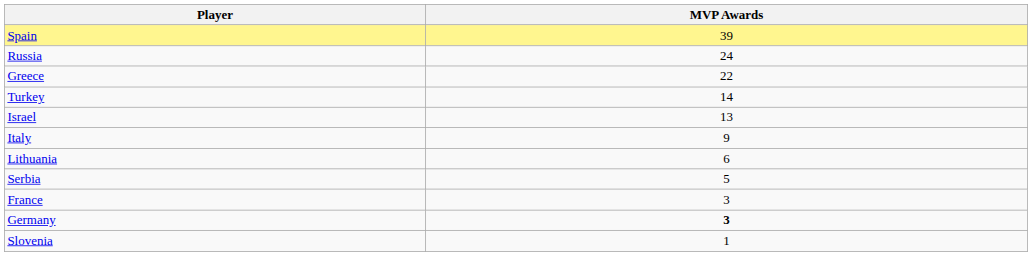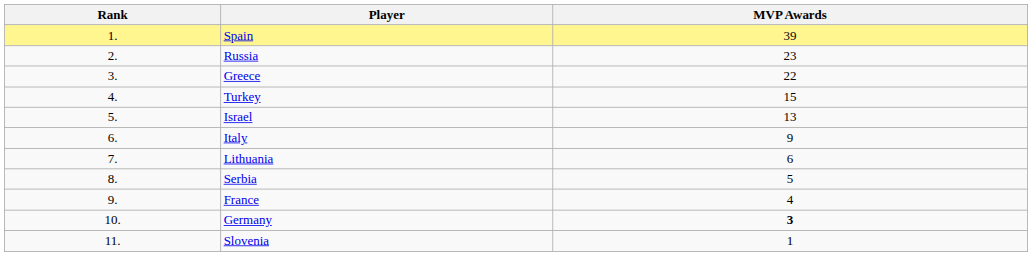+ column: (113, 14)
(726, 55) 24 -> (790, 55) 23
(726, 96) 14 -> (790, 96) 15
(726, 199) 3 -> (790, 199) 4
